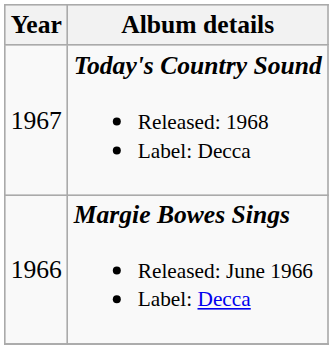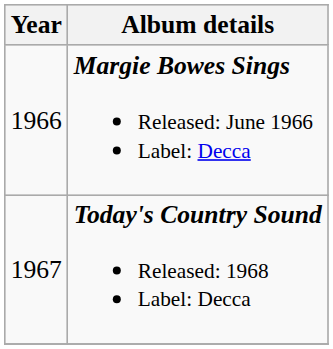rows swapped: (198, 257) <-> (198, 107)
